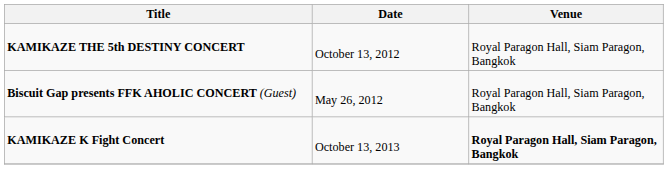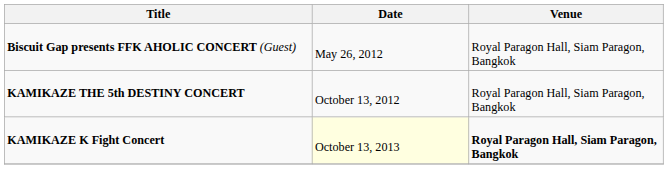rows swapped: (152, 93) <-> (126, 47)
(357, 147) no background -> (357, 147) lightyellow background
